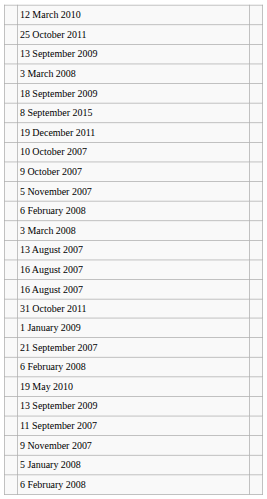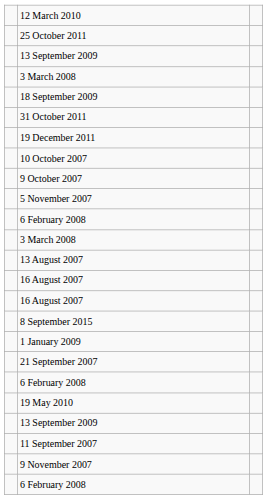rows swapped: (11, 309) <-> (11, 113)
- row: (11, 465)
